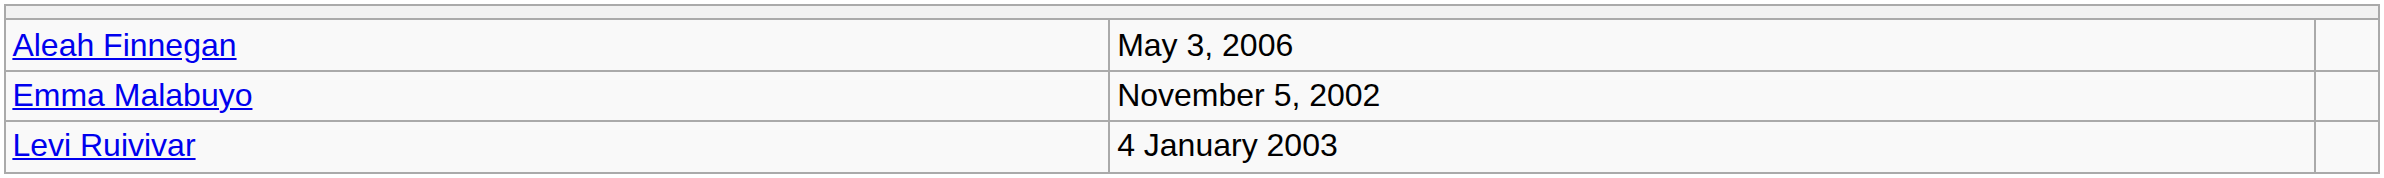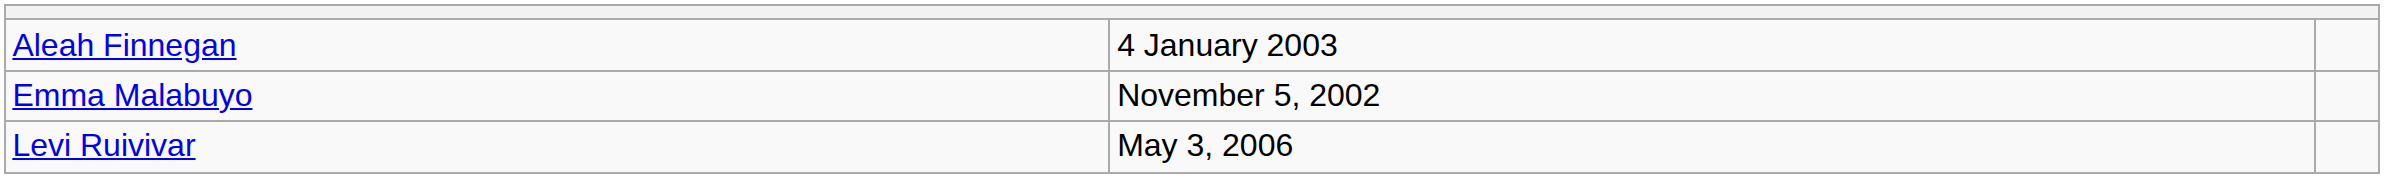(1205, 44) May 3, 2006 -> (1227, 44) 4 January 2003
(1227, 146) 4 January 2003 -> (1205, 146) May 3, 2006
